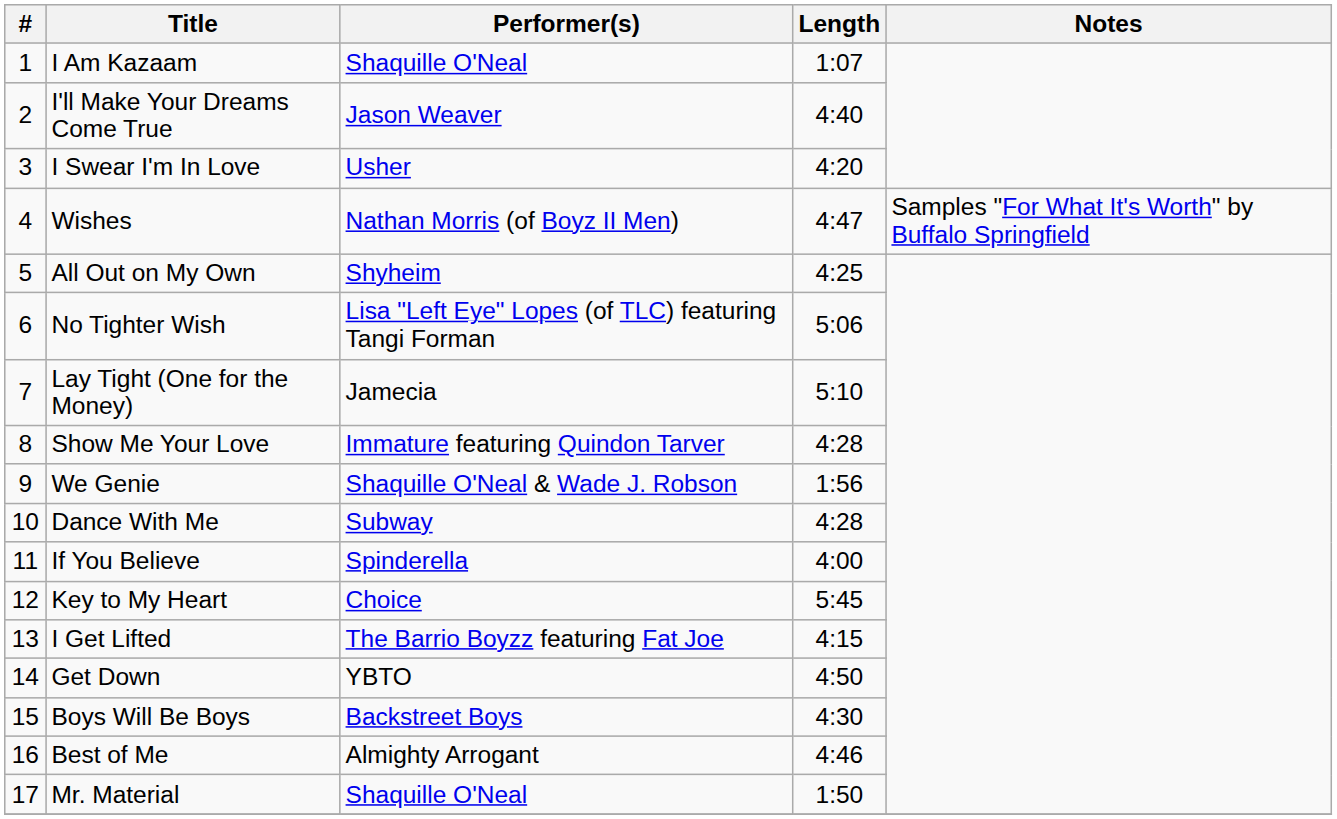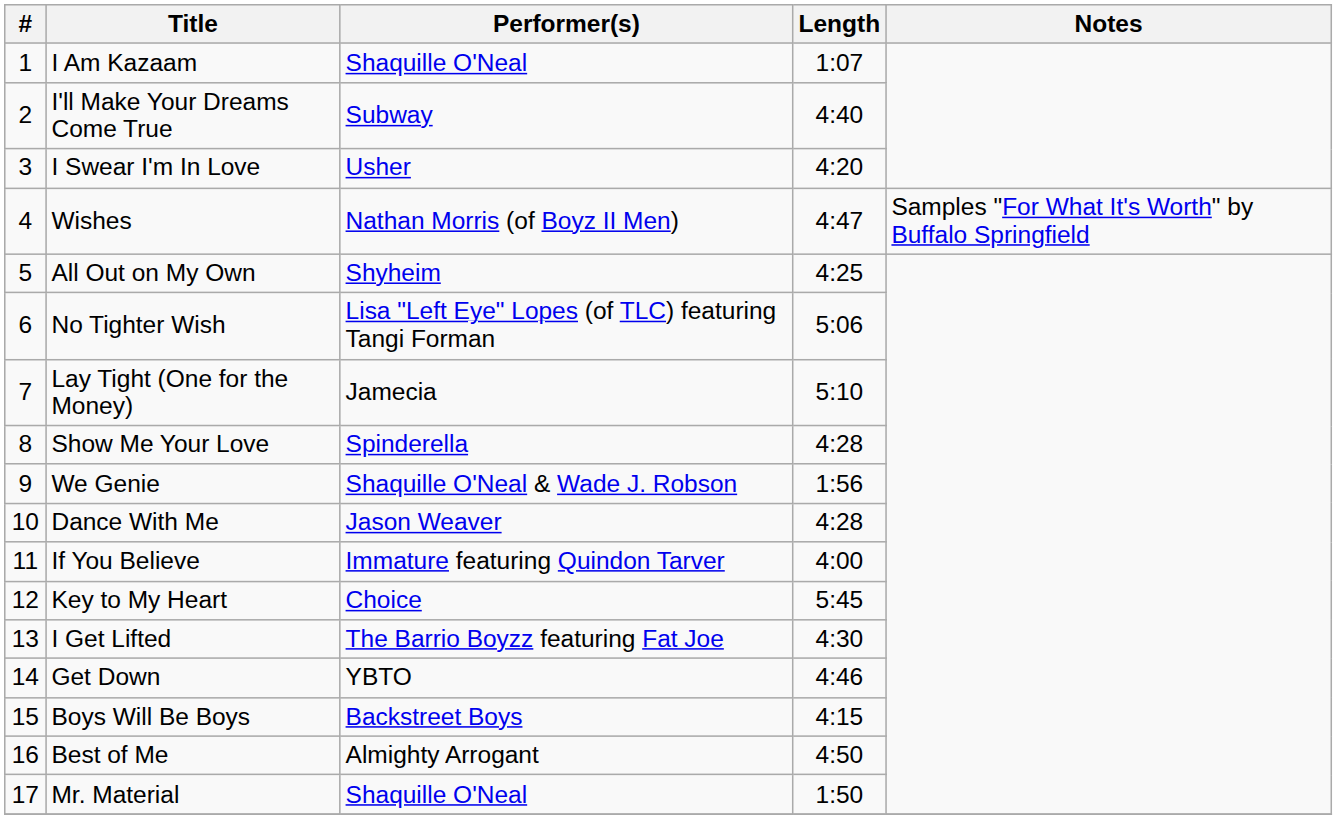(424, 115) Jason Weaver -> (389, 115) Subway
(535, 444) Immature featuring Quindon Tarver -> (407, 444) Spinderella
(389, 522) Subway -> (424, 522) Jason Weaver
(407, 561) Spinderella -> (535, 561) Immature featuring Quindon Tarver
(839, 638) 4:15 -> (839, 638) 4:30
(839, 677) 4:50 -> (839, 677) 4:46
(839, 716) 4:30 -> (839, 716) 4:15
(839, 755) 4:46 -> (839, 755) 4:50
